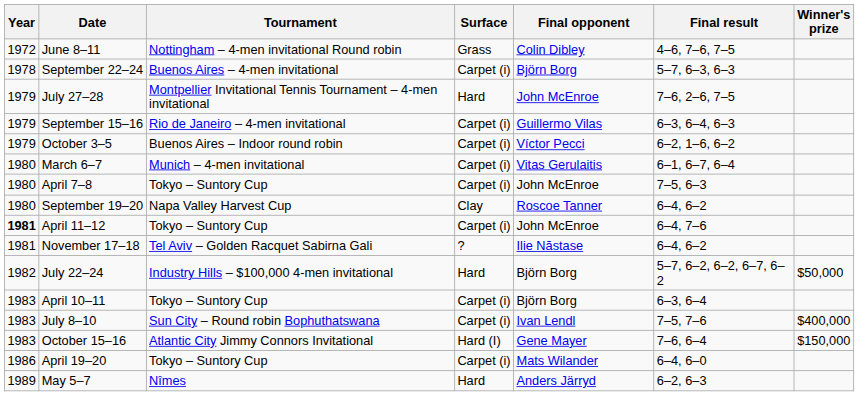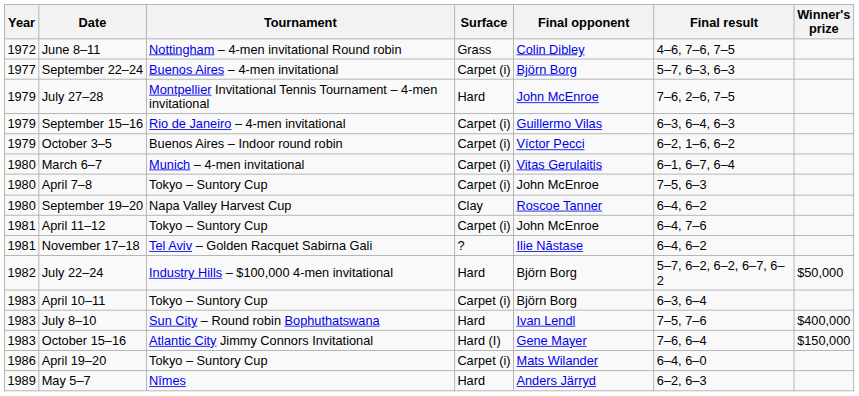(22, 69) 1978 -> (22, 69) 1977
(22, 225) bold -> (22, 225) normal
(484, 320) Carpet (i) -> (471, 320) Hard
